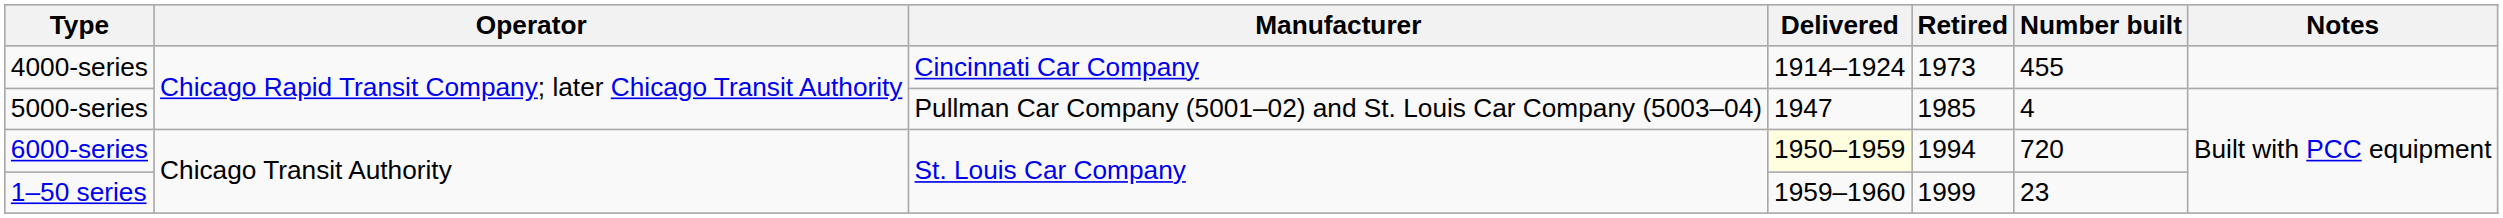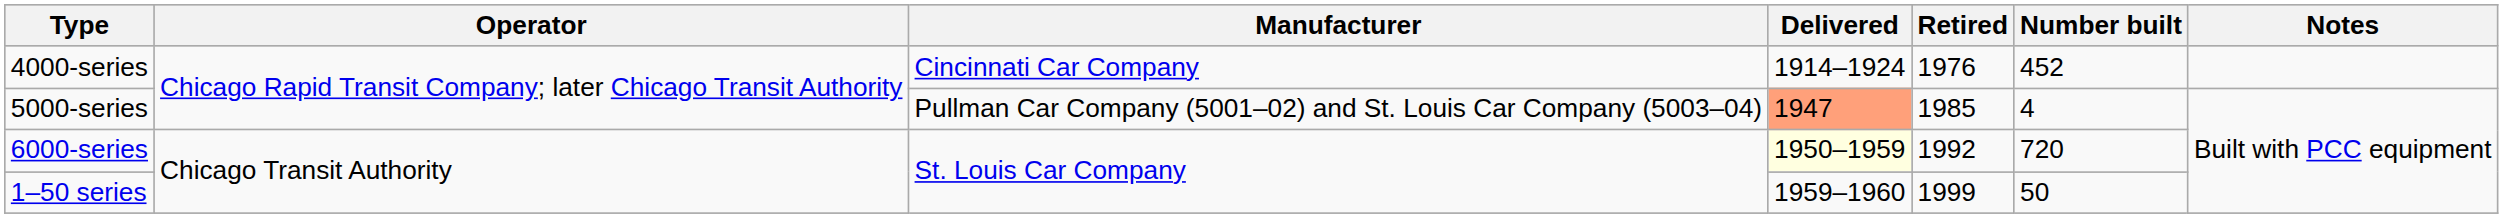(1947, 66) 1973 -> (1947, 66) 1976
(2042, 66) 455 -> (2042, 66) 452
(1803, 108) no background -> (1803, 108) lightsalmon background
(1947, 150) 1994 -> (1947, 150) 1992
(2035, 191) 23 -> (2035, 191) 50
